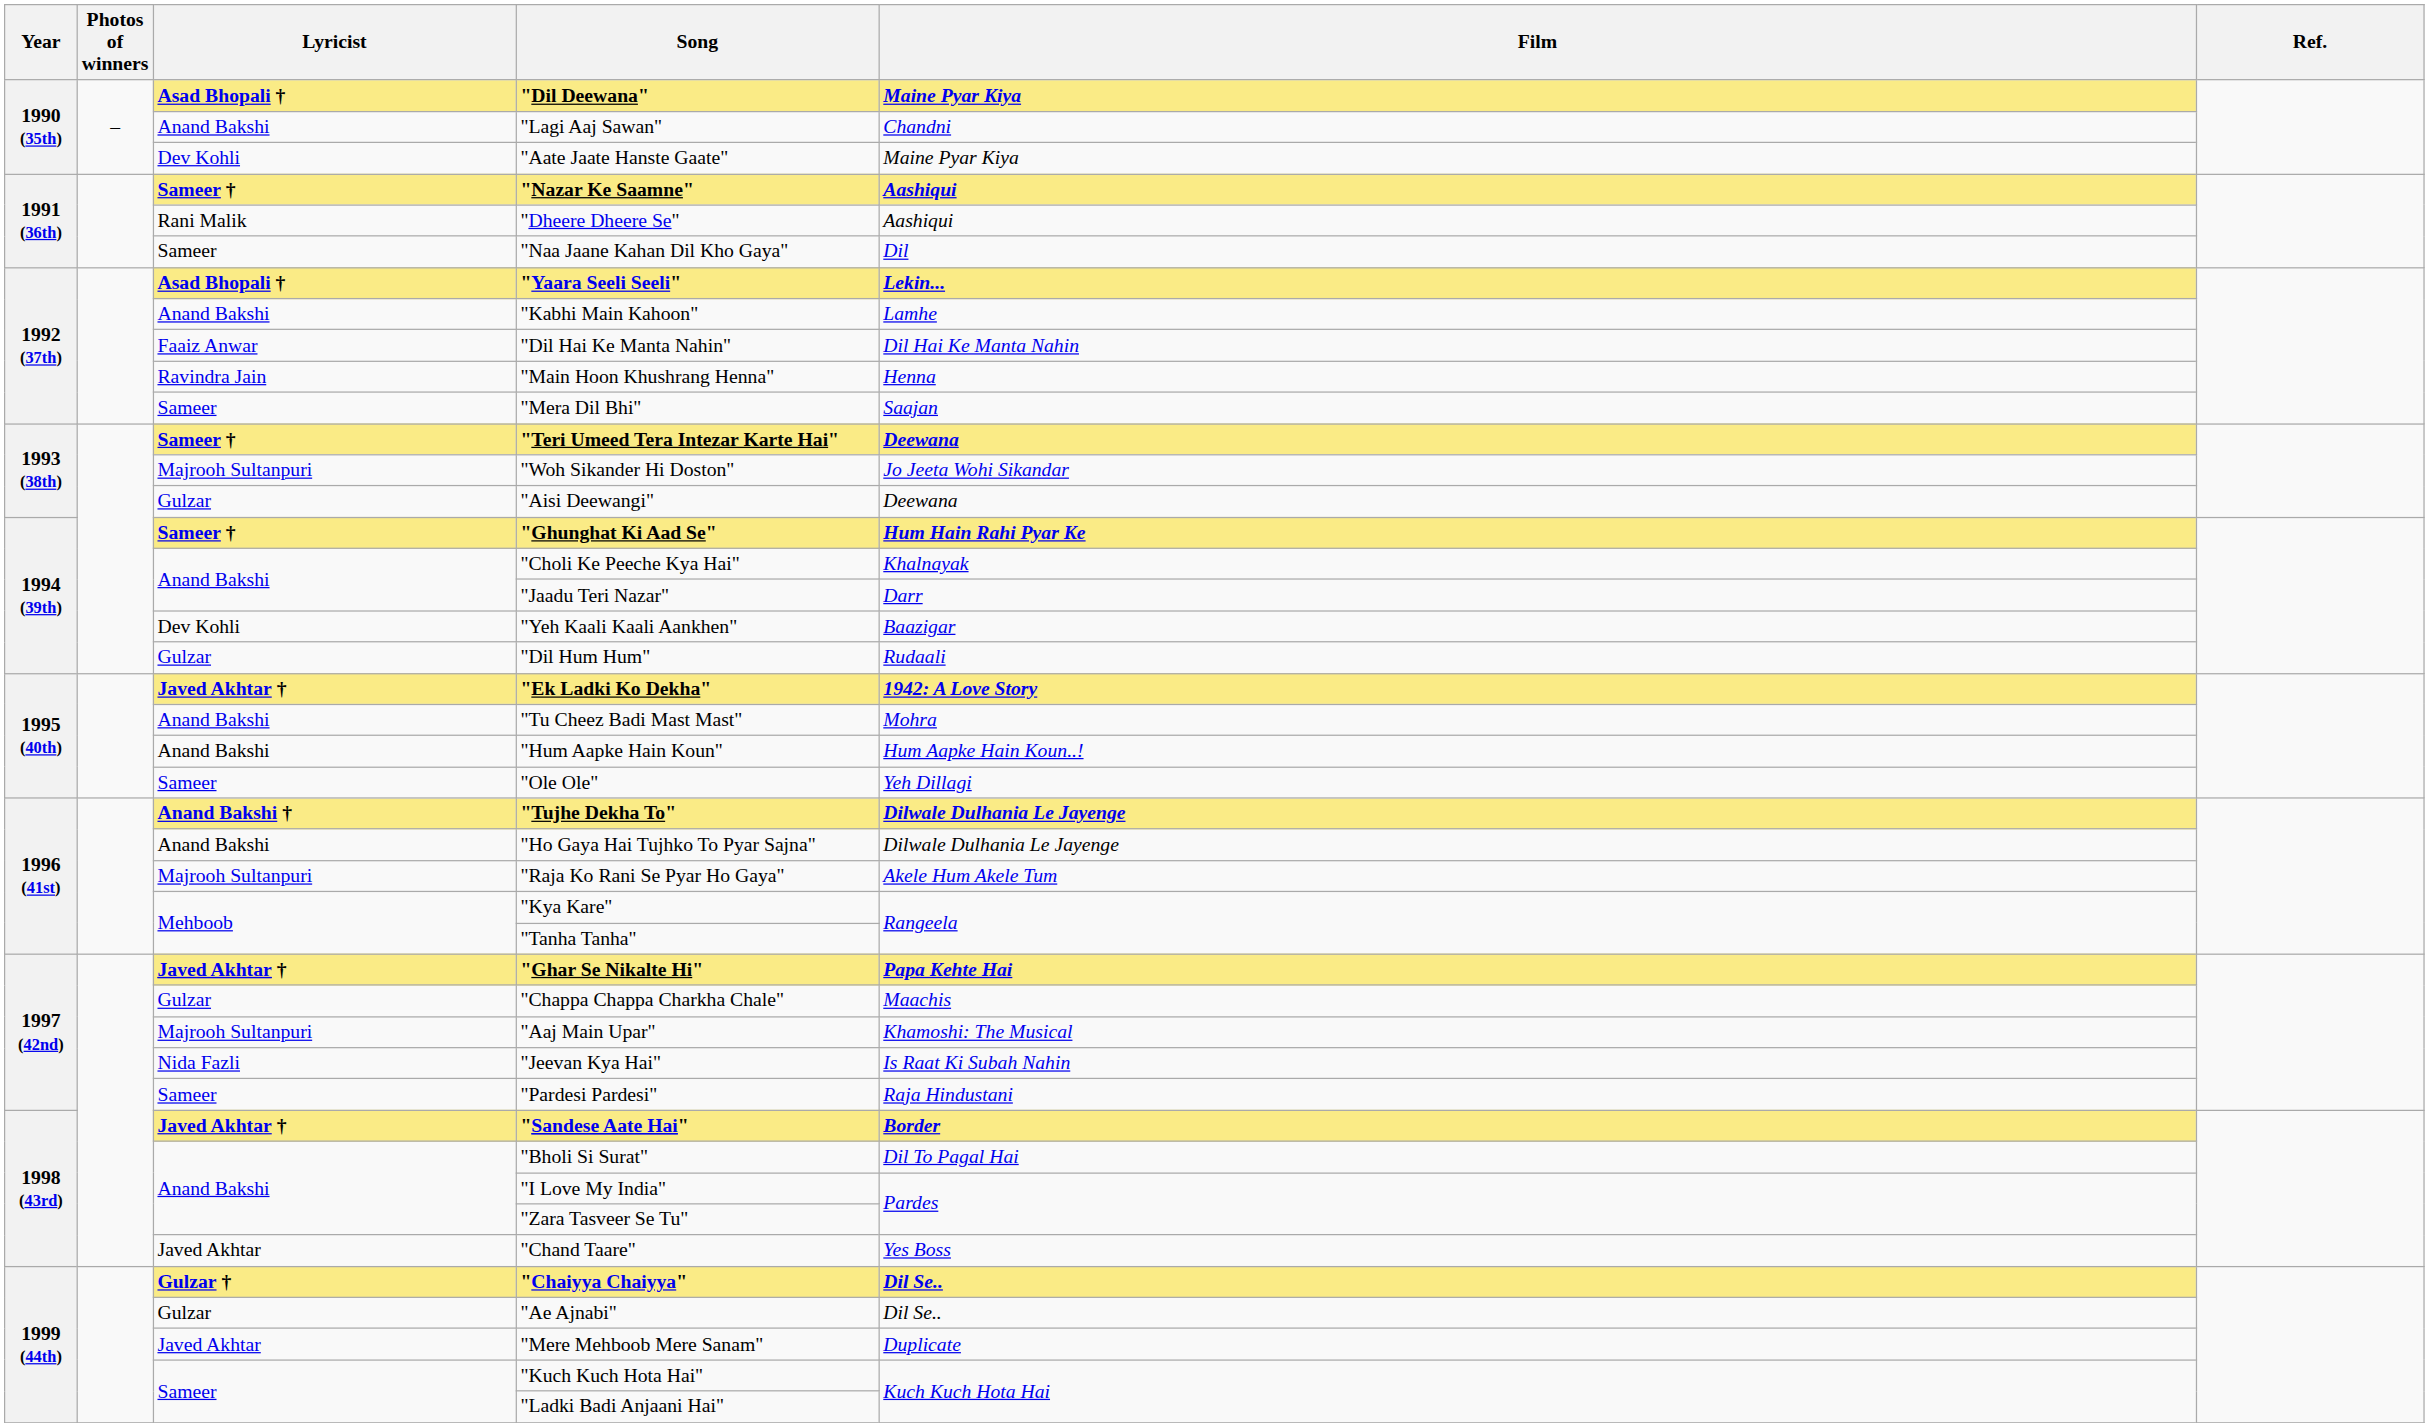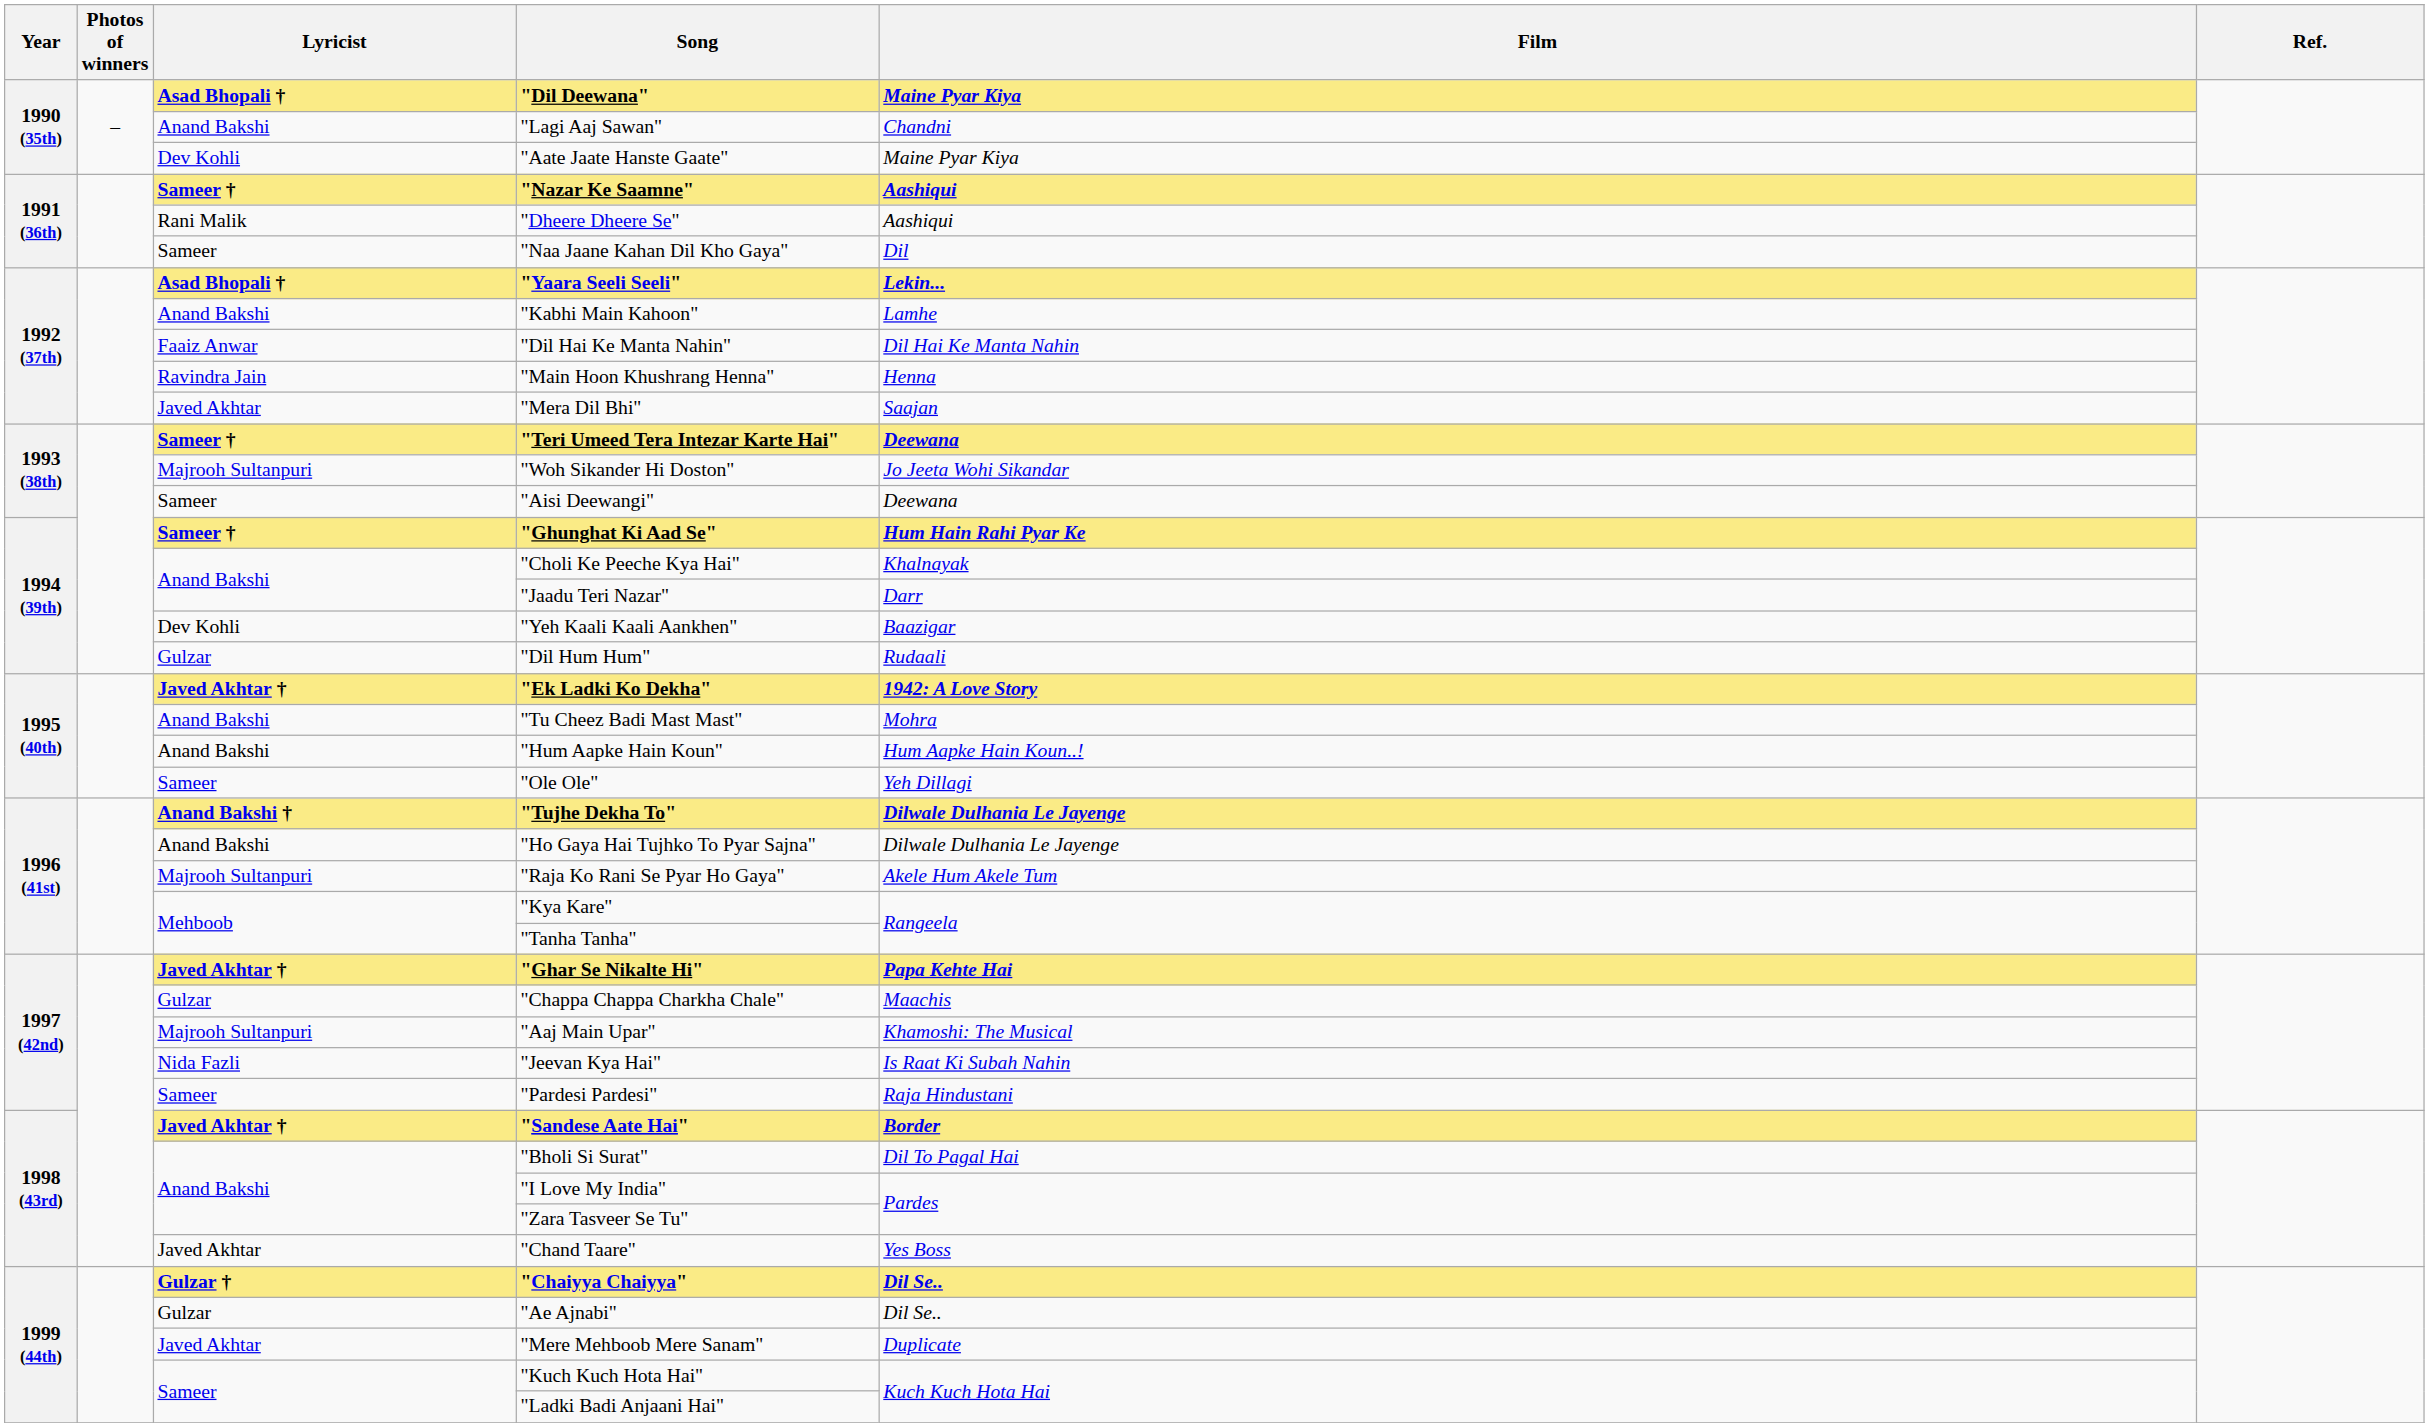(187, 407) Sameer -> (209, 407) Javed Akhtar
(184, 501) Gulzar -> (187, 501) Sameer
